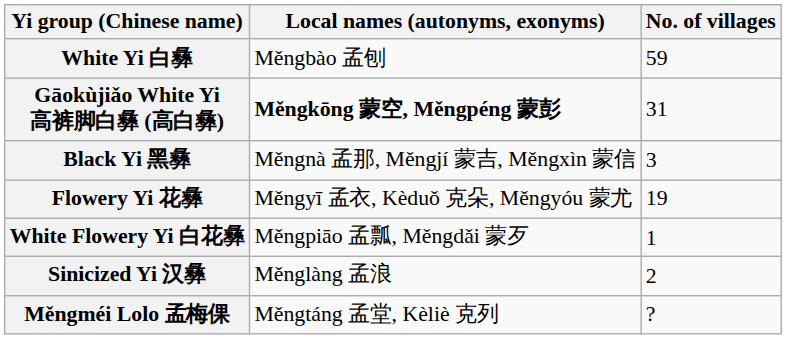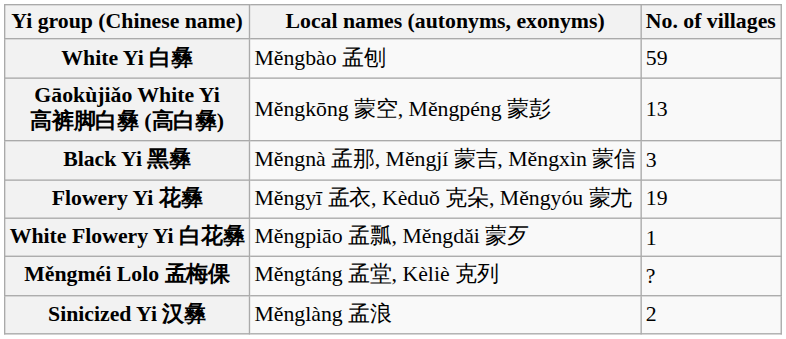(407, 108) bold -> (402, 108) normal
(657, 109) 31 -> (657, 109) 13
rows swapped: (127, 275) <-> (127, 313)
